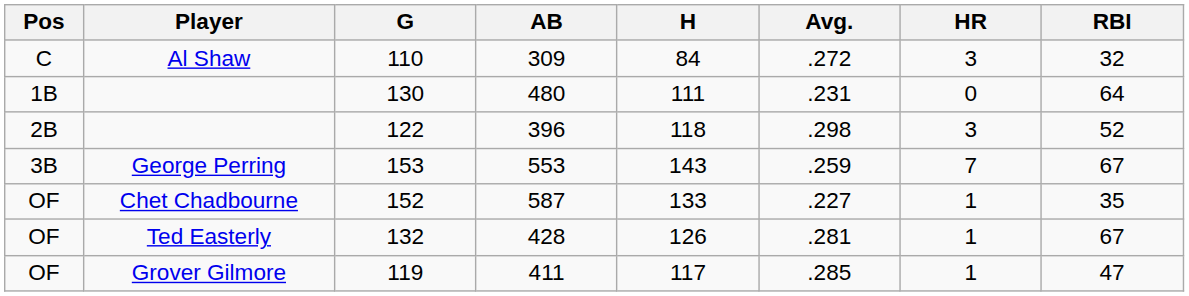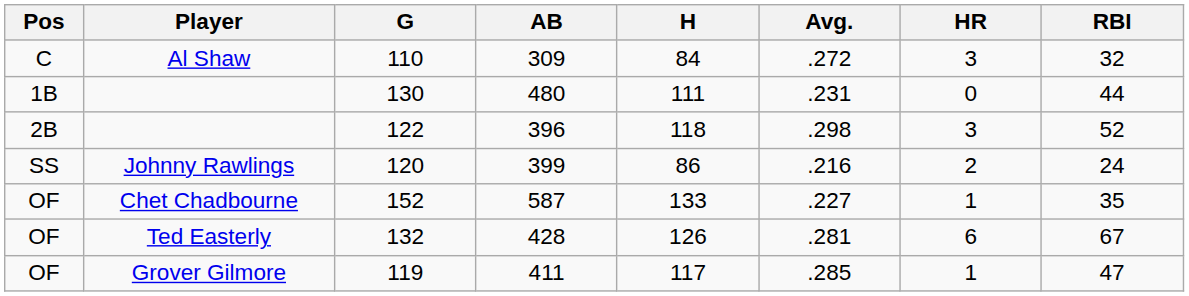(1112, 93) 64 -> (1112, 93) 44
+ row: (405, 165)
- row: (405, 165)
(971, 237) 1 -> (971, 237) 6
